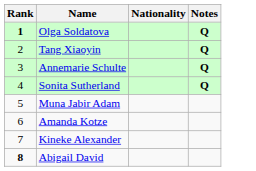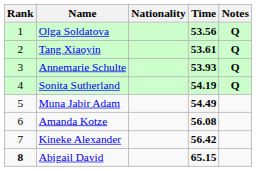+ column: (204, 13)
(20, 31) bold -> (20, 31) normal
